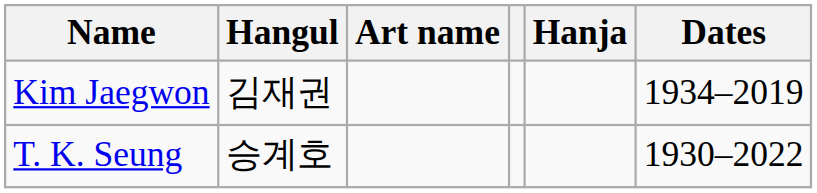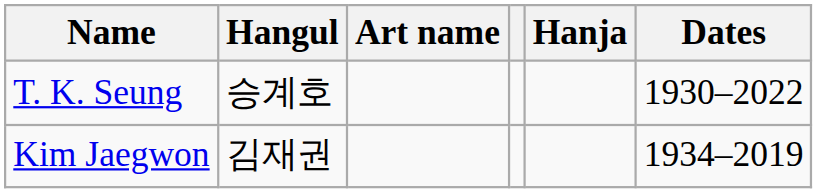rows swapped: (98, 155) <-> (111, 92)
